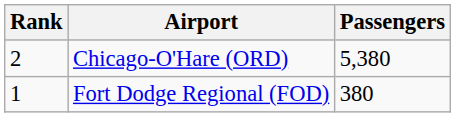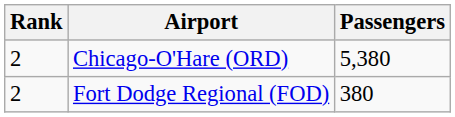(16, 93) 1 -> (16, 93) 2
